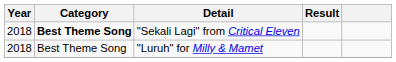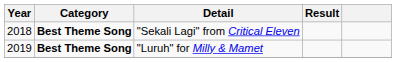(19, 48) 2018 -> (19, 48) 2019
(82, 48) normal -> (84, 48) bold
